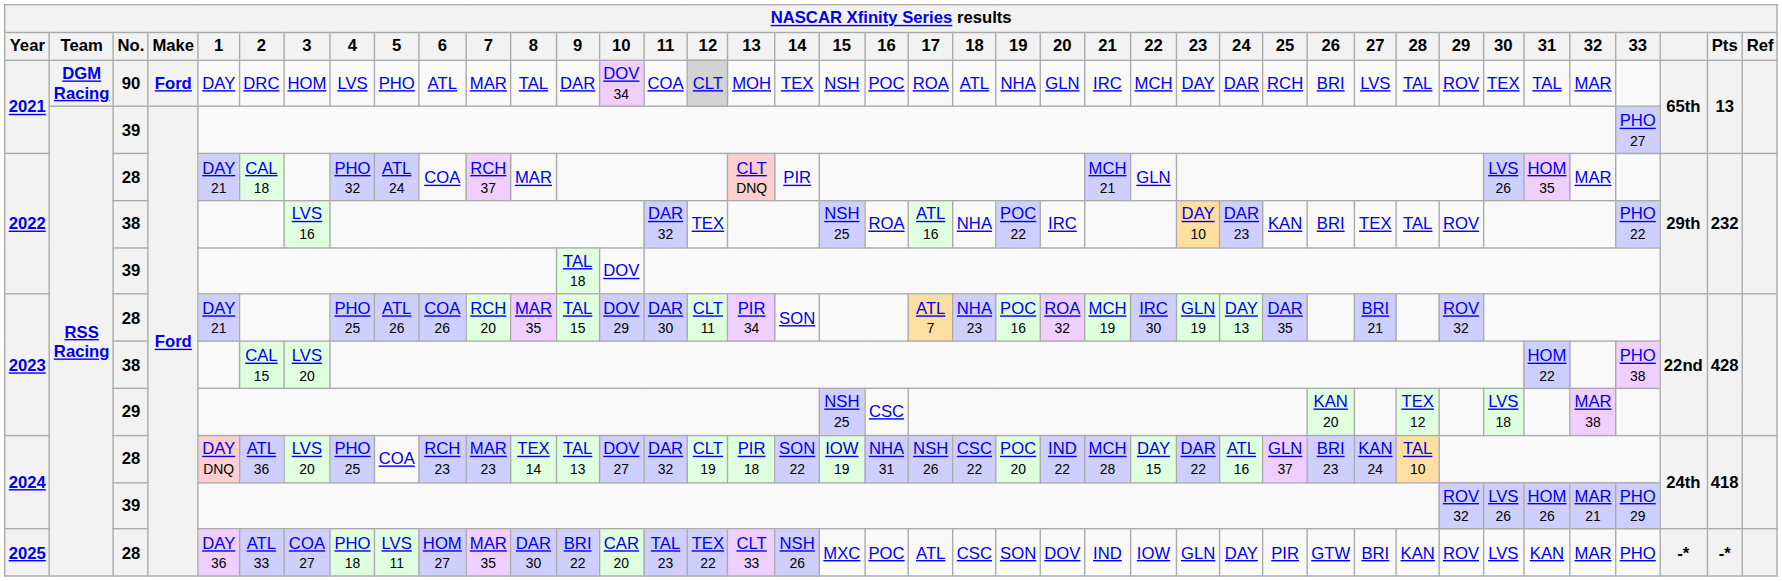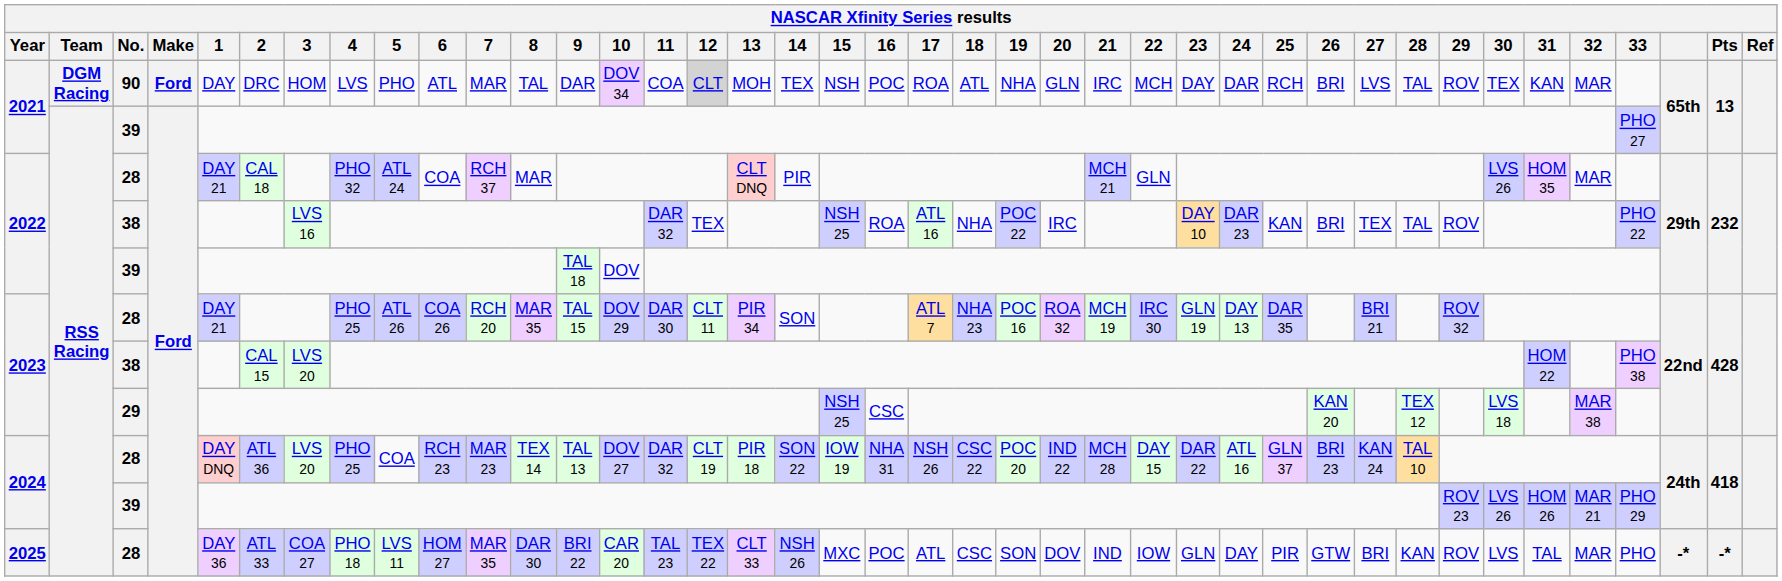(1547, 83) TAL -> (1547, 83) KAN
(1461, 505) ROV 32 -> (1461, 505) ROV 23
(1547, 553) KAN -> (1547, 553) TAL
